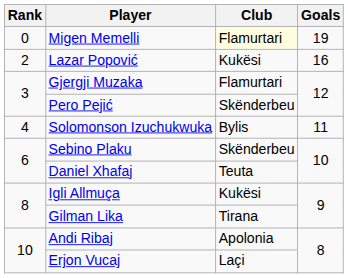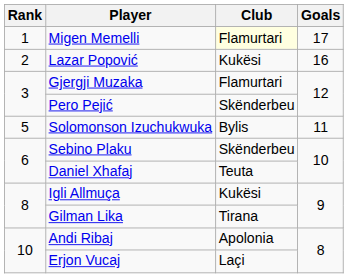(25, 37) 0 -> (25, 37) 1
(321, 37) 19 -> (321, 37) 17
(25, 127) 4 -> (25, 127) 5
